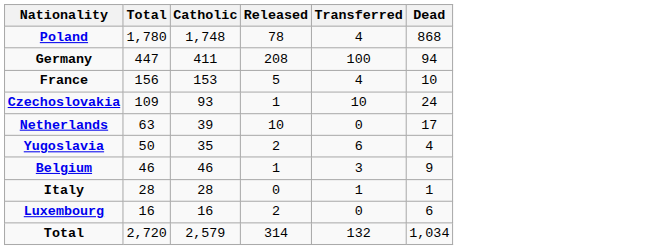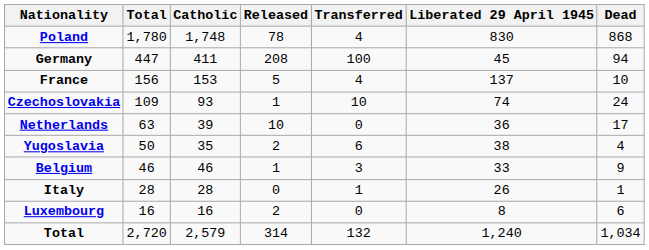+ column: (502, 15)
